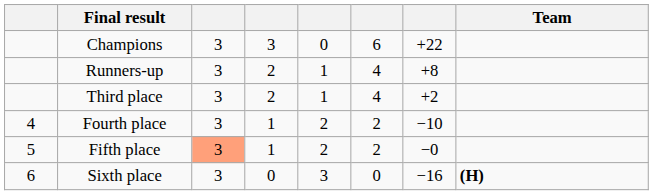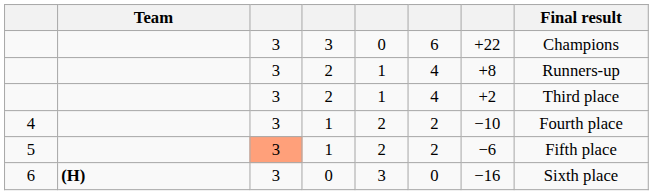columns swapped: (552, 17) <-> (125, 17)
(430, 149) −0 -> (487, 149) −6
